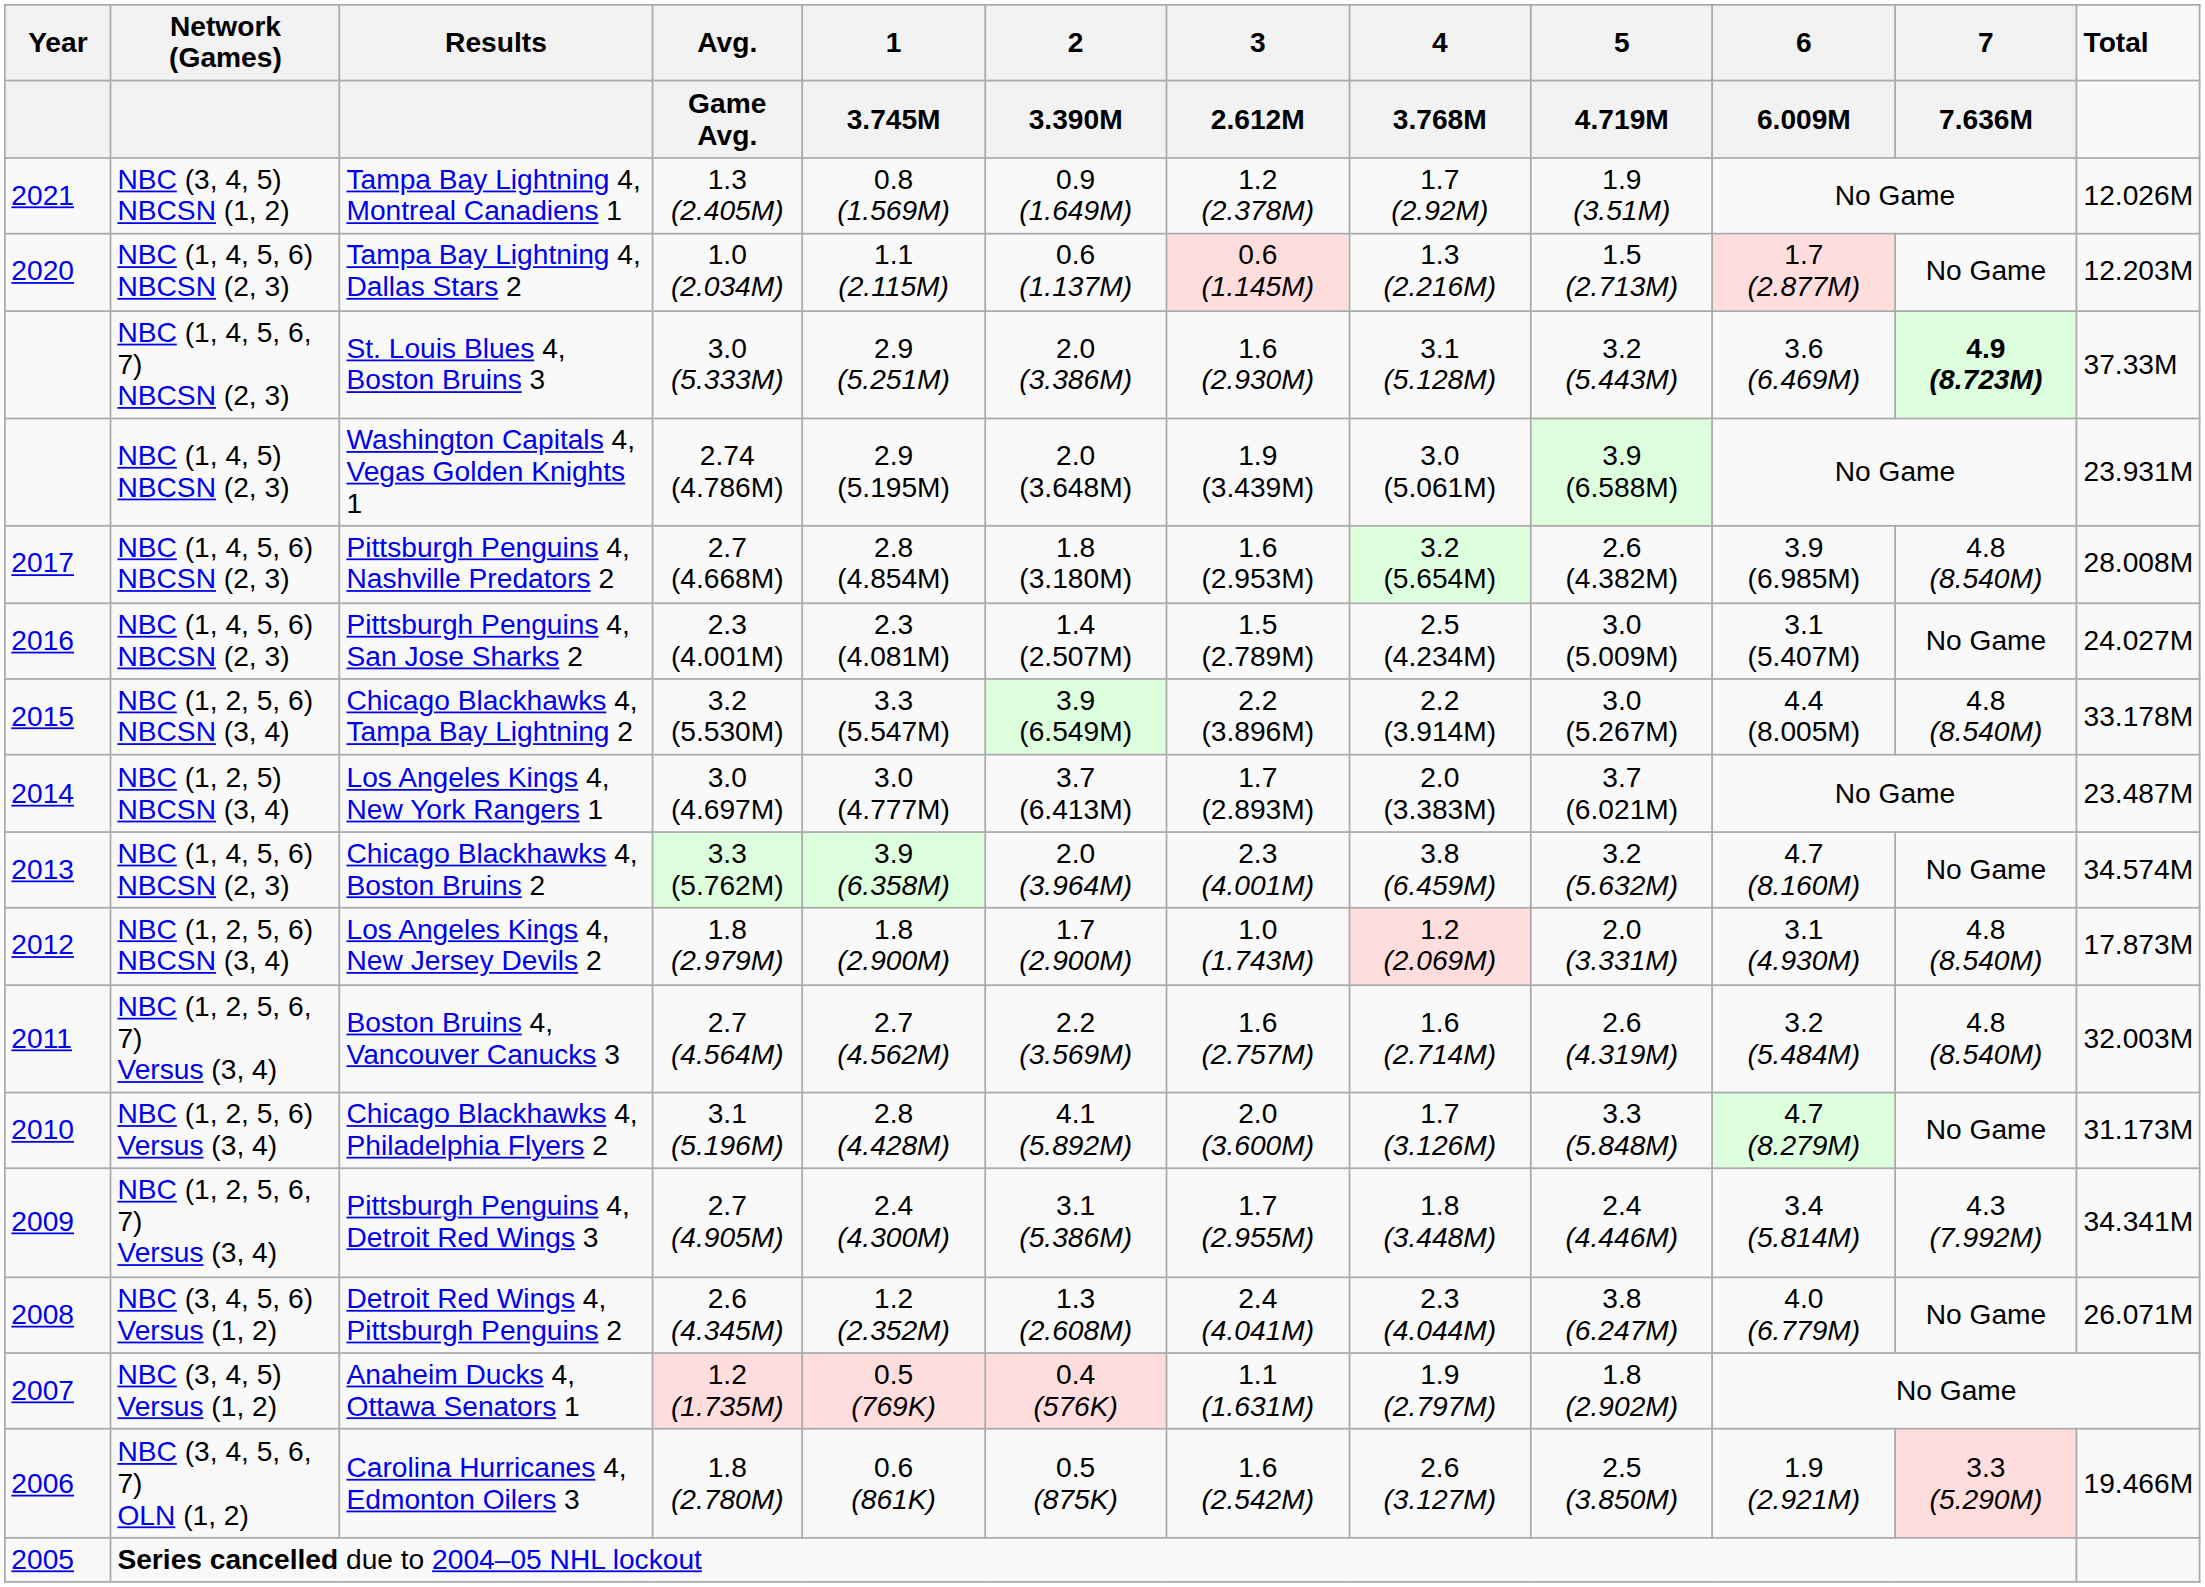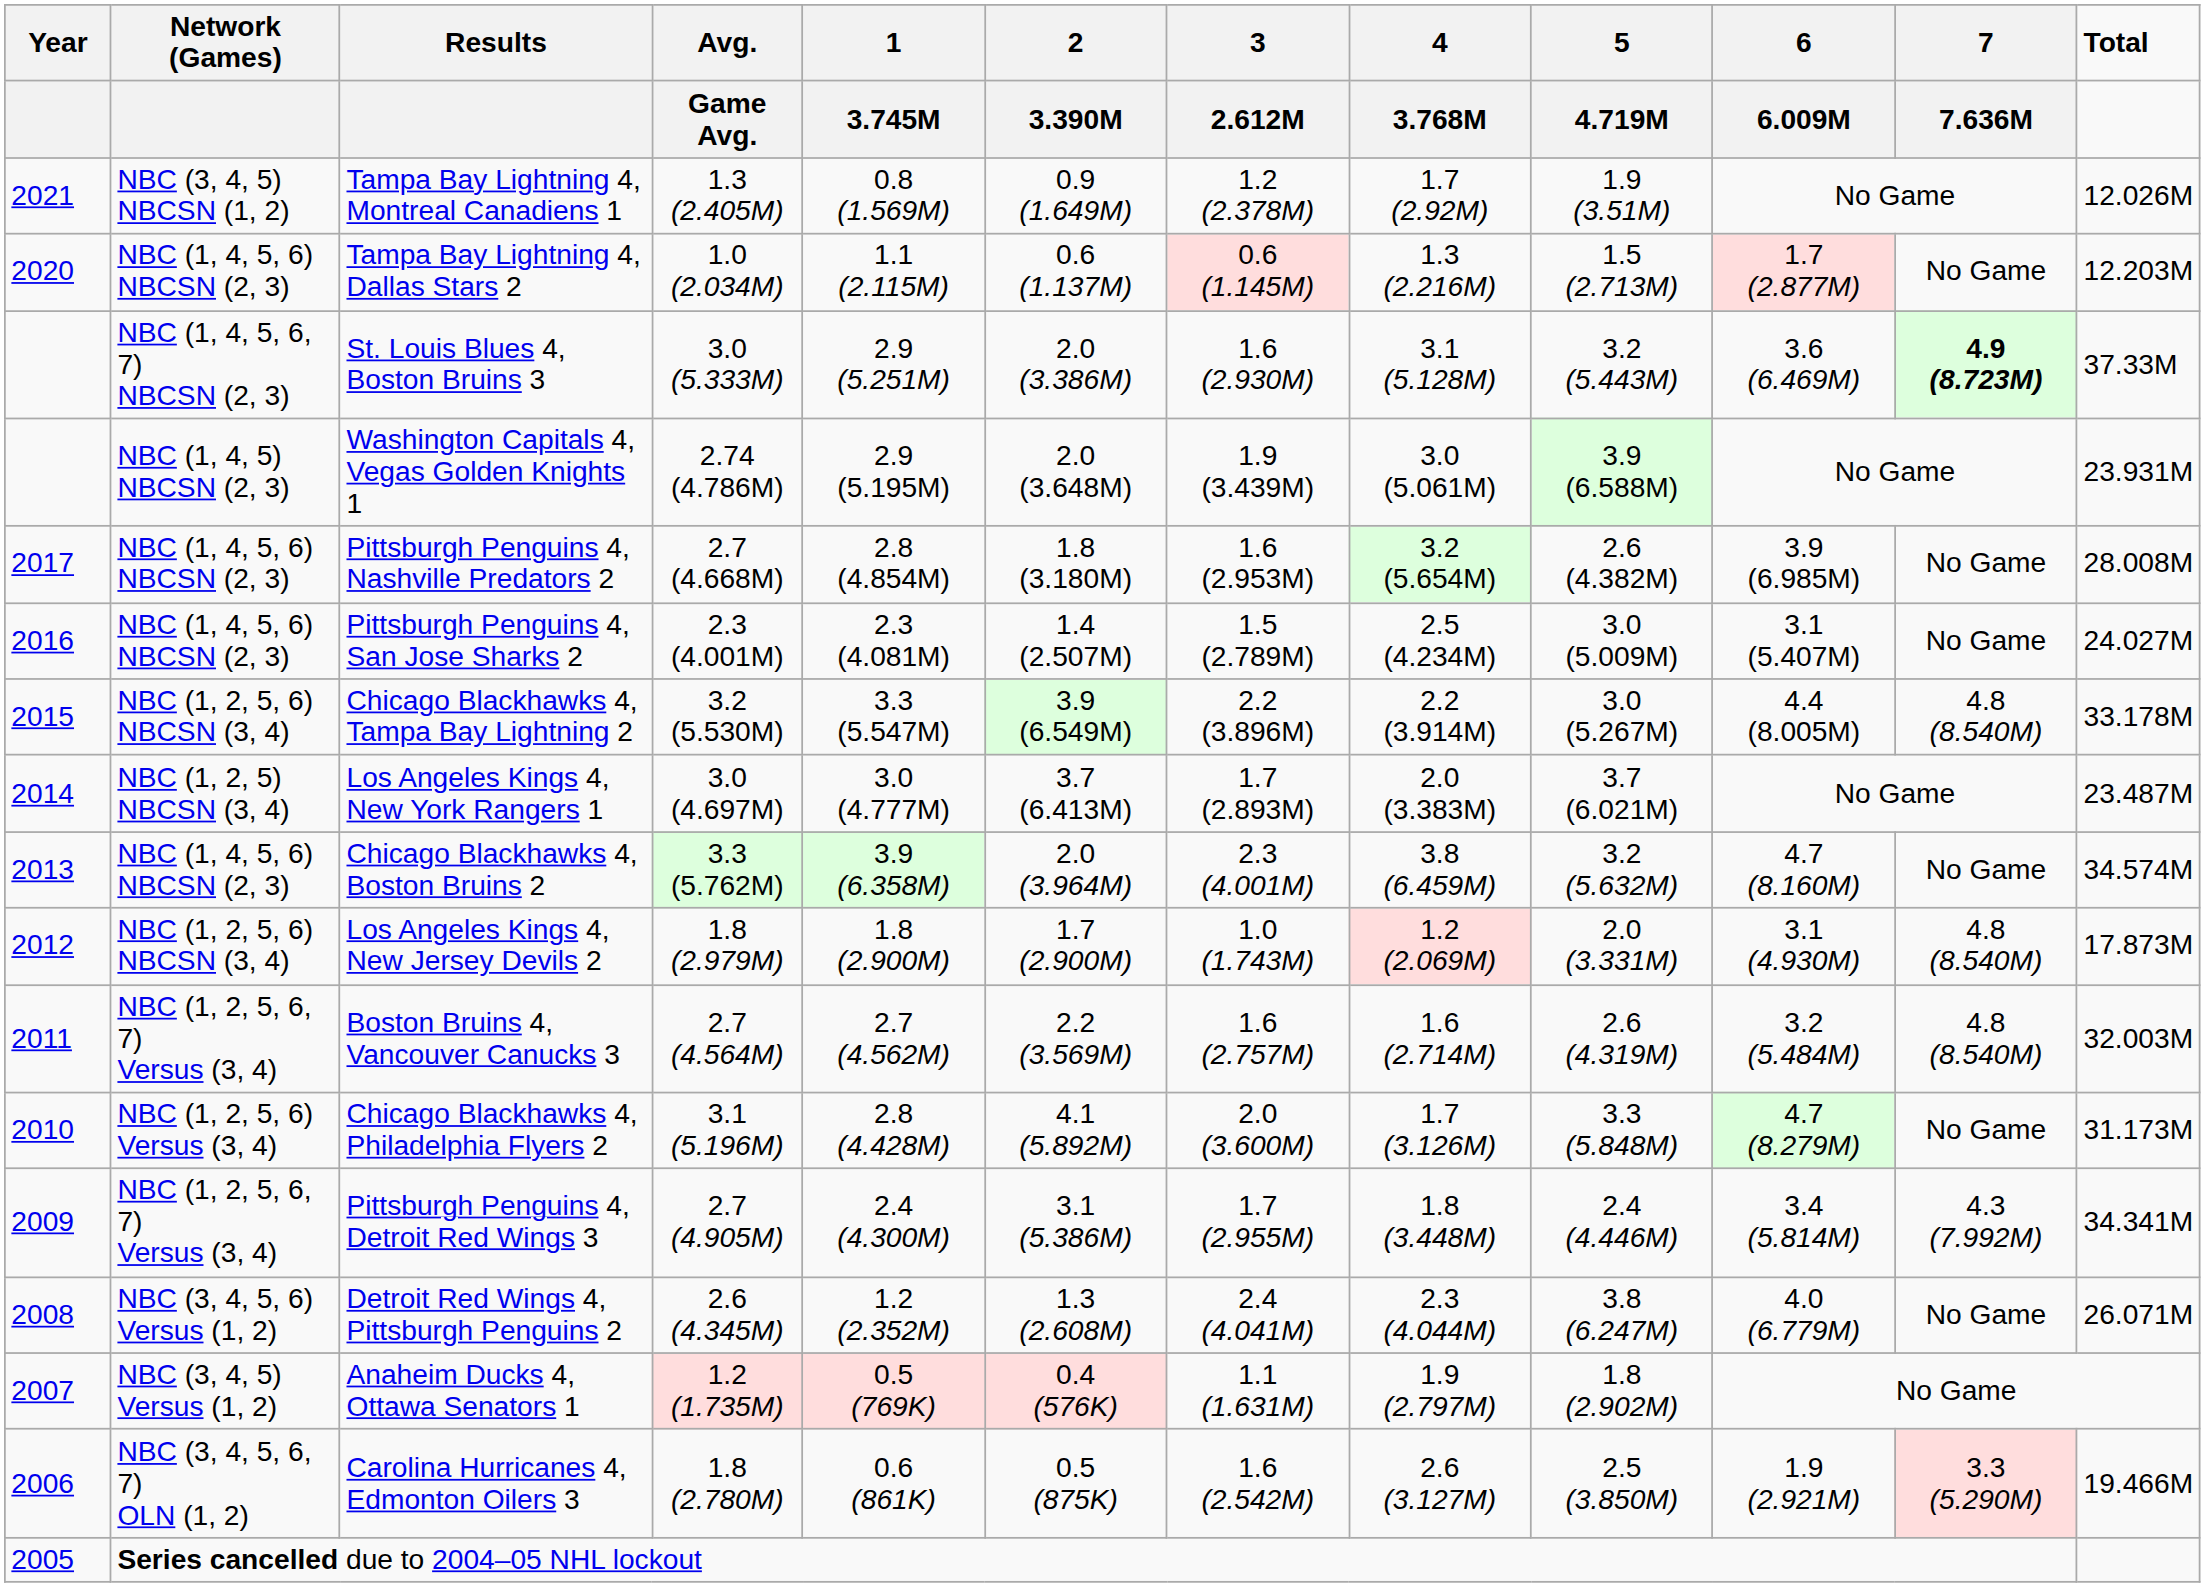(1986, 564) 4.8 (8.540M) -> (1986, 564) No Game
